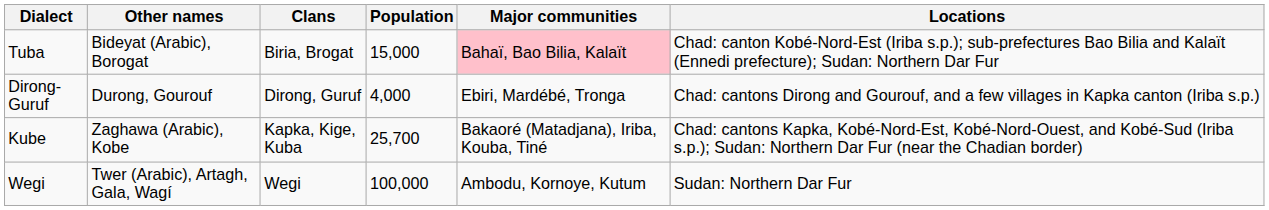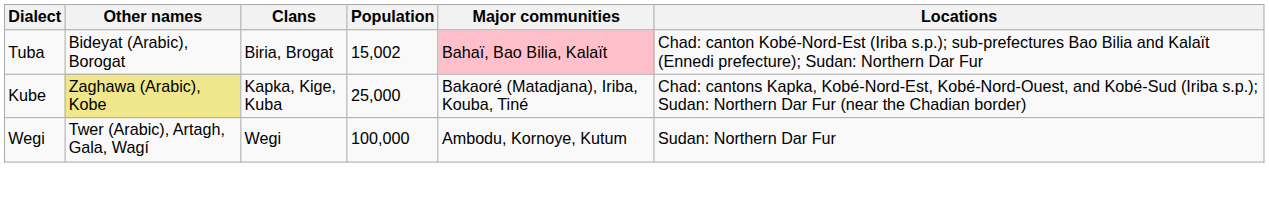(395, 52) 15,000 -> (376, 52) 15,002
- row: (35, 95)
(158, 139) no background -> (135, 95) khaki background
(395, 139) 25,700 -> (376, 95) 25,000
